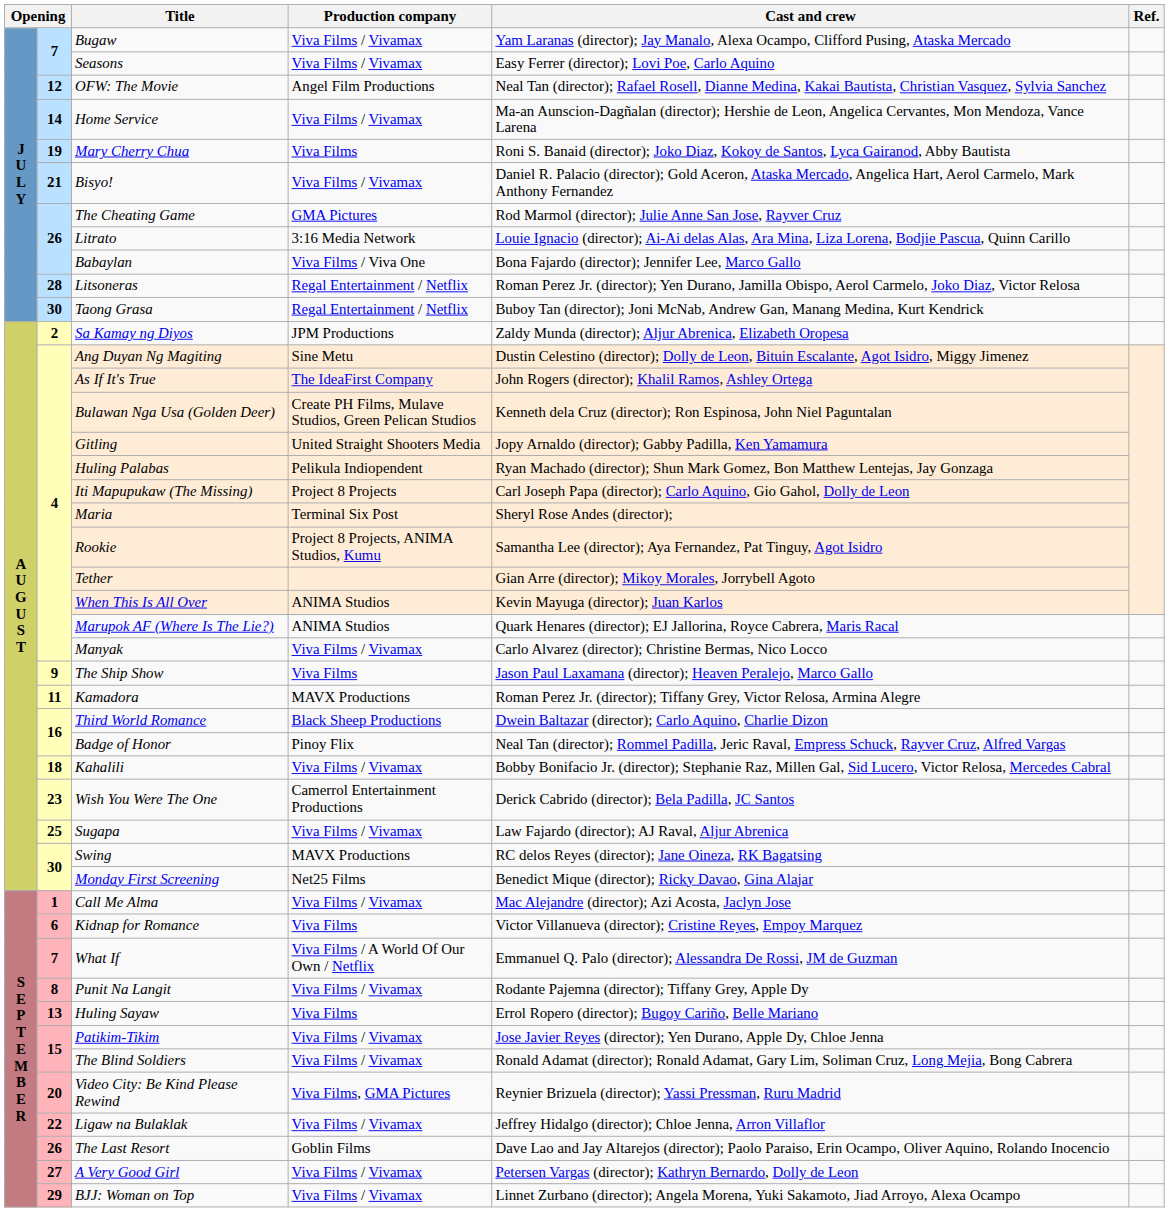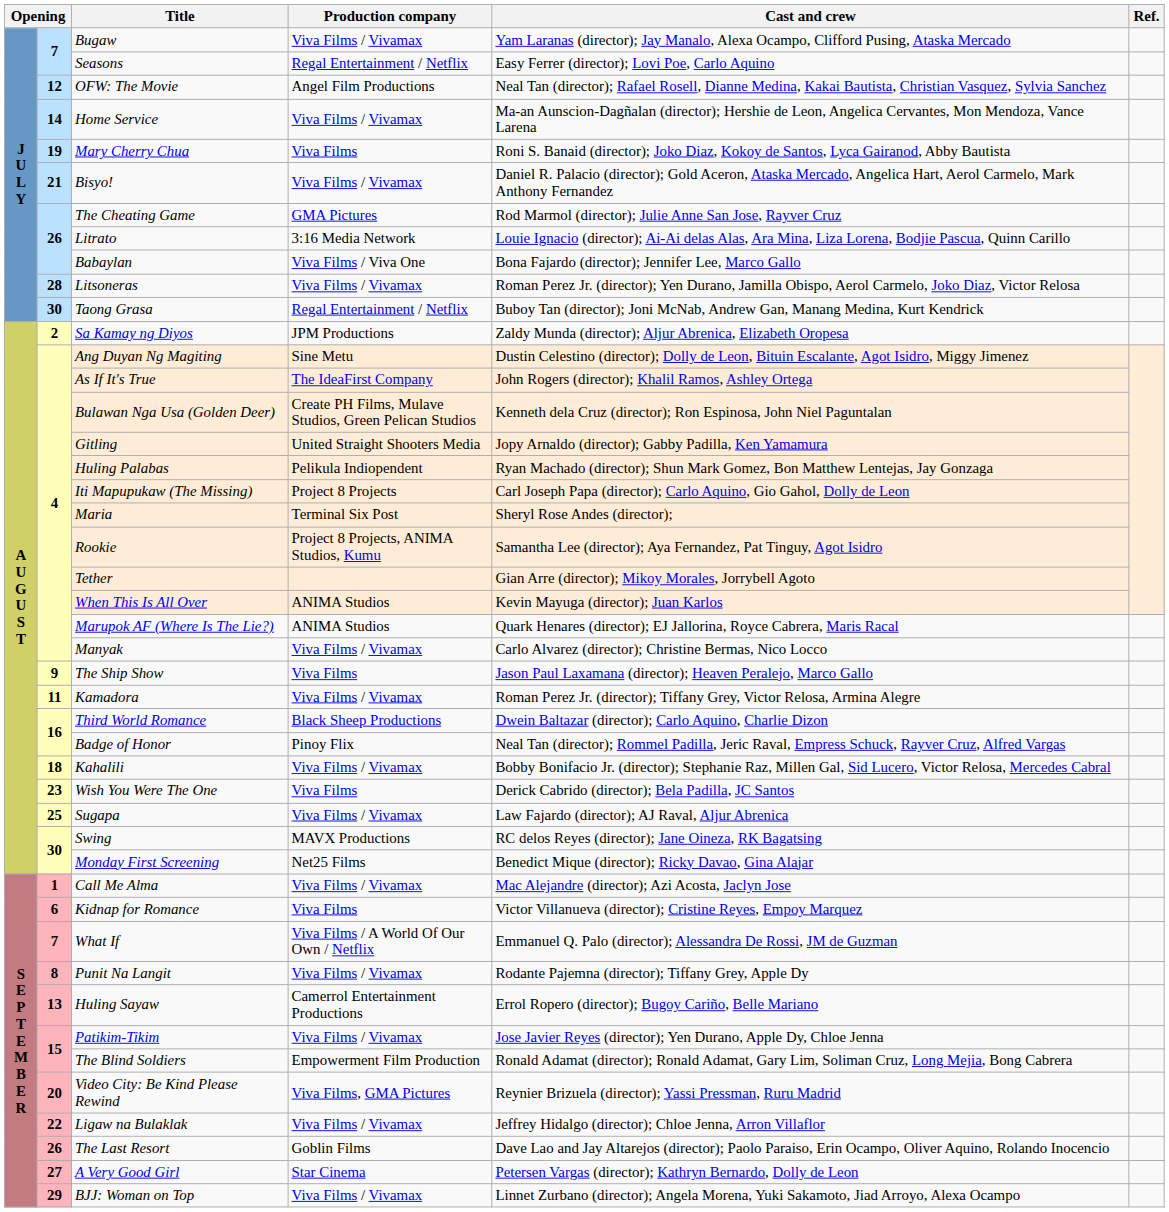(357, 63) Viva Films / Vivamax -> (380, 63) Regal Entertainment / Netflix
(380, 285) Regal Entertainment / Netflix -> (357, 285) Viva Films / Vivamax
(351, 696) MAVX Productions -> (357, 696) Viva Films / Vivamax
(364, 799) Camerrol Entertainment Productions -> (324, 791) Viva Films
(324, 1013) Viva Films -> (364, 1005) Camerrol Entertainment Productions
(357, 1060) Viva Films / Vivamax -> (386, 1060) Empowerment Film Production
(357, 1171) Viva Films / Vivamax -> (329, 1171) Star Cinema
